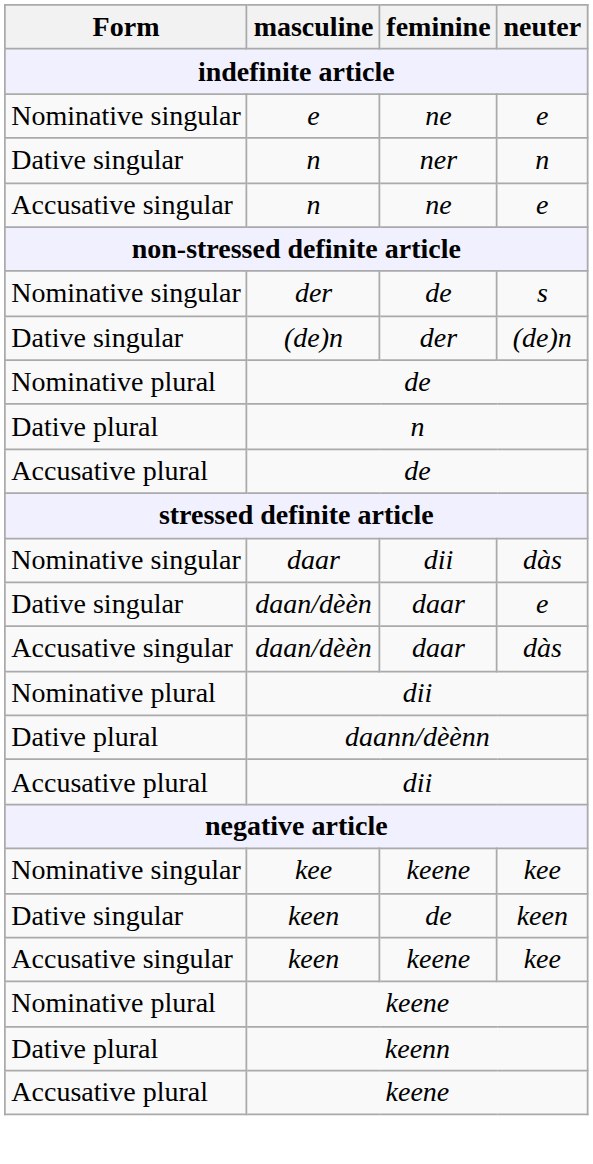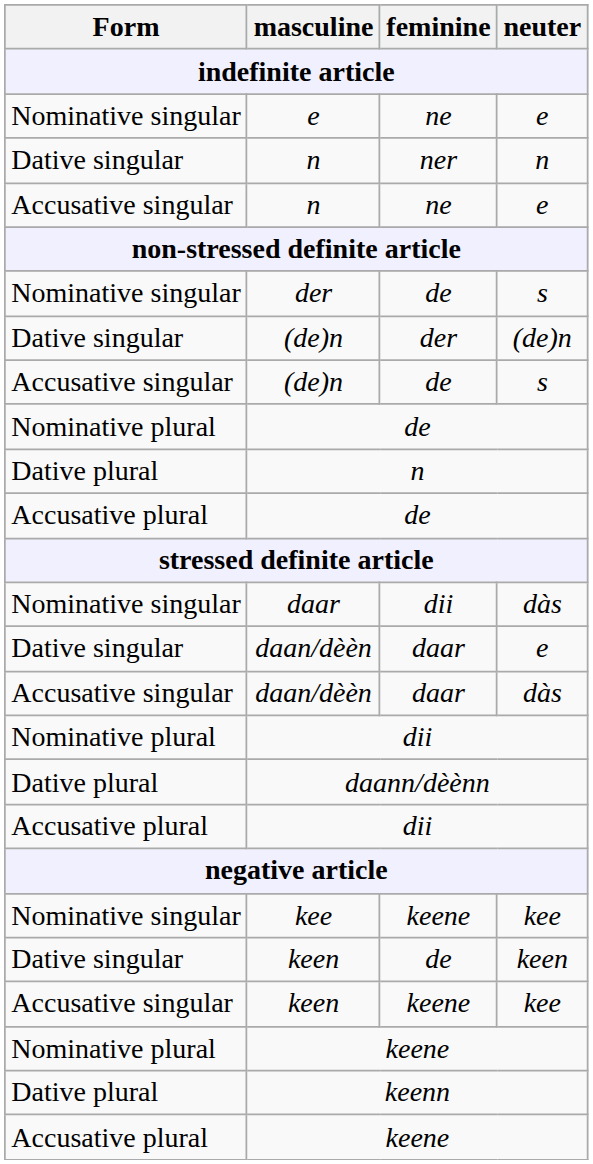+ row: (122, 381)
